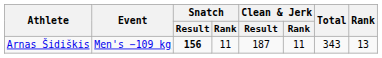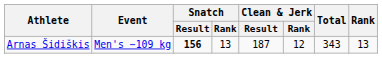(225, 44) 11 -> (225, 44) 13
(299, 44) 11 -> (299, 44) 12
